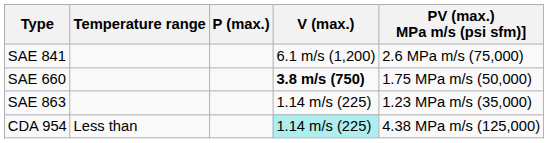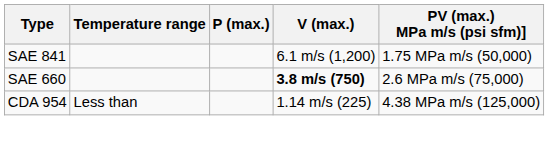(453, 56) 2.6 MPa m/s (75,000) -> (457, 56) 1.75 MPa m/s (50,000)
(457, 79) 1.75 MPa m/s (50,000) -> (453, 79) 2.6 MPa m/s (75,000)
- row: (37, 102)
(324, 126) paleturquoise background -> (324, 102) no background
